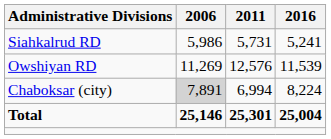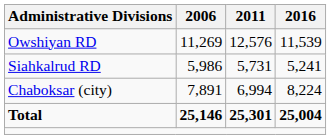rows swapped: (52, 66) <-> (54, 41)
(205, 90) lightgrey background -> (205, 90) no background
